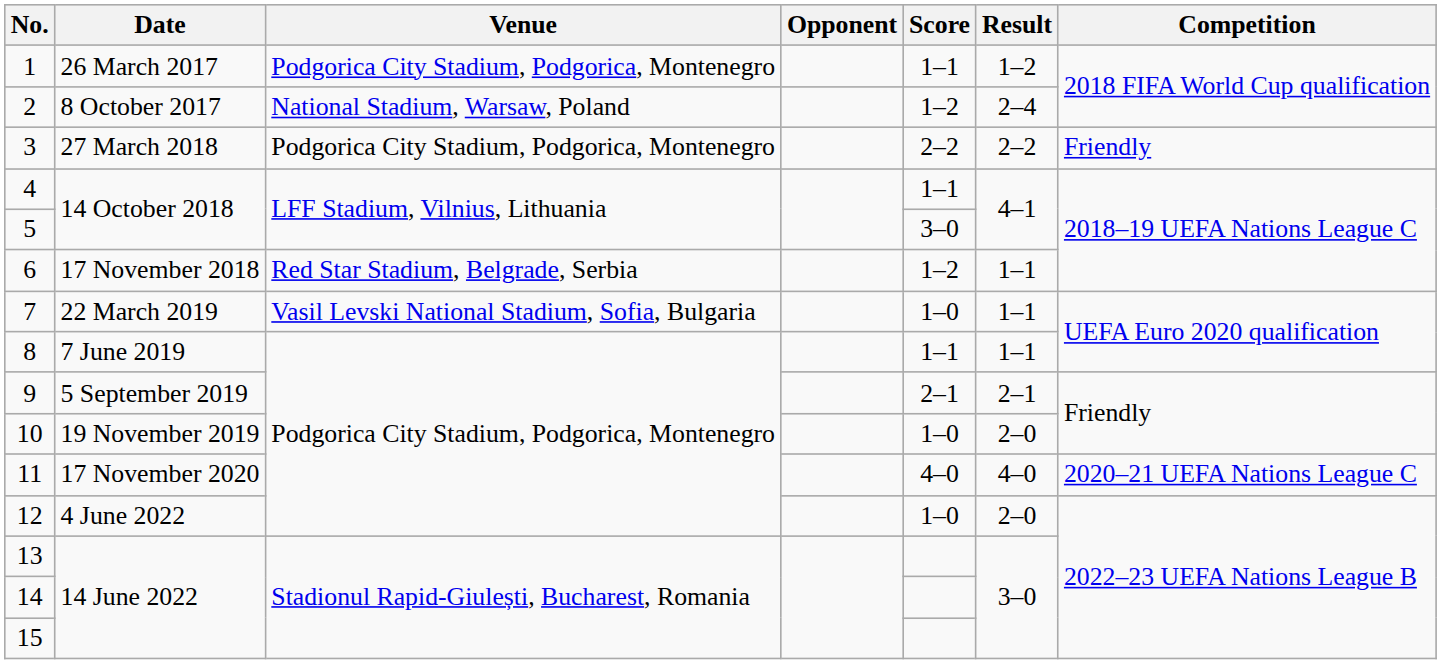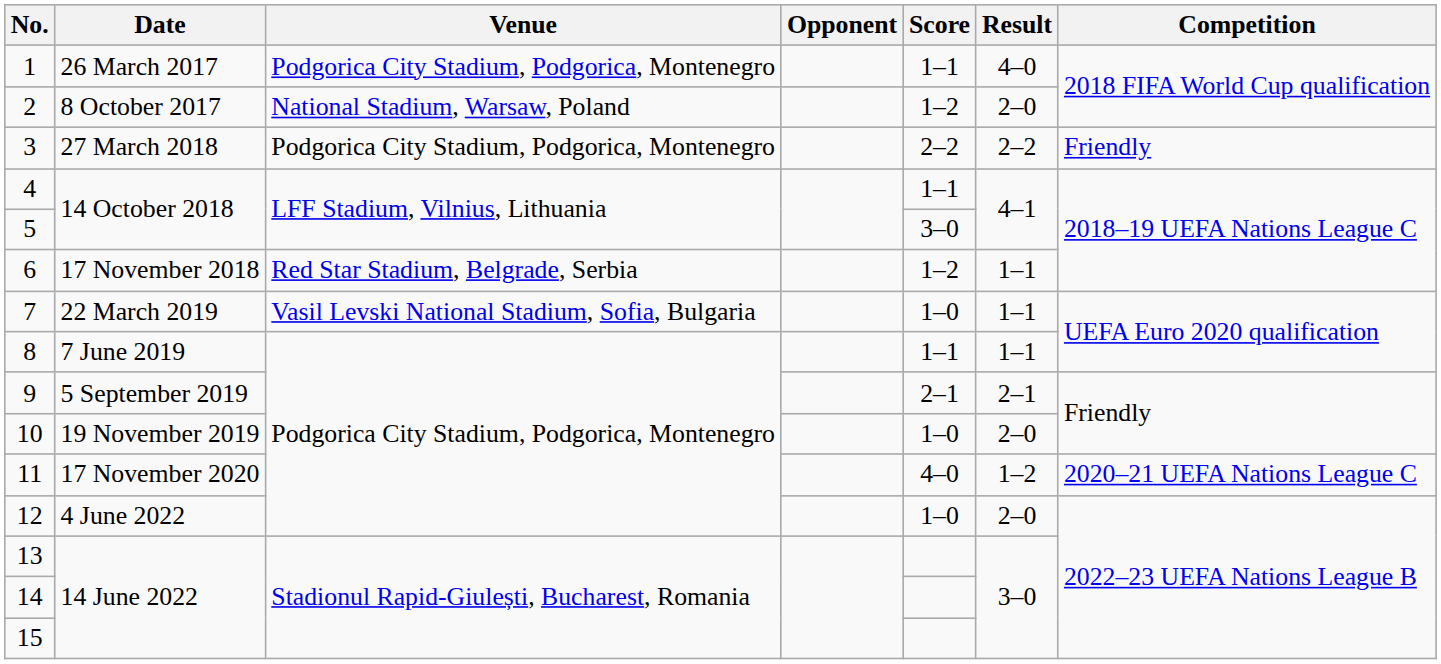(1017, 65) 1–2 -> (1017, 65) 4–0
(1017, 106) 2–4 -> (1017, 106) 2–0
(1017, 474) 4–0 -> (1017, 474) 1–2
